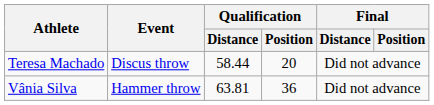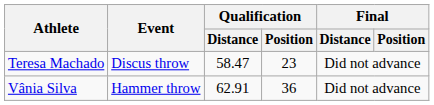(233, 64) 58.44 -> (233, 64) 58.47
(289, 64) 20 -> (289, 64) 23
(233, 88) 63.81 -> (233, 88) 62.91
